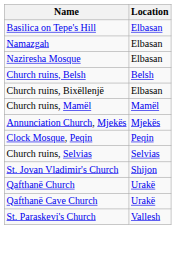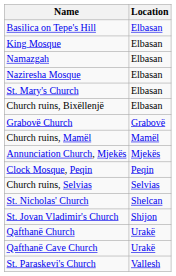+ row: (34, 43)
+ row: (43, 91)
- row: (46, 75)
+ row: (40, 122)
+ row: (48, 201)
